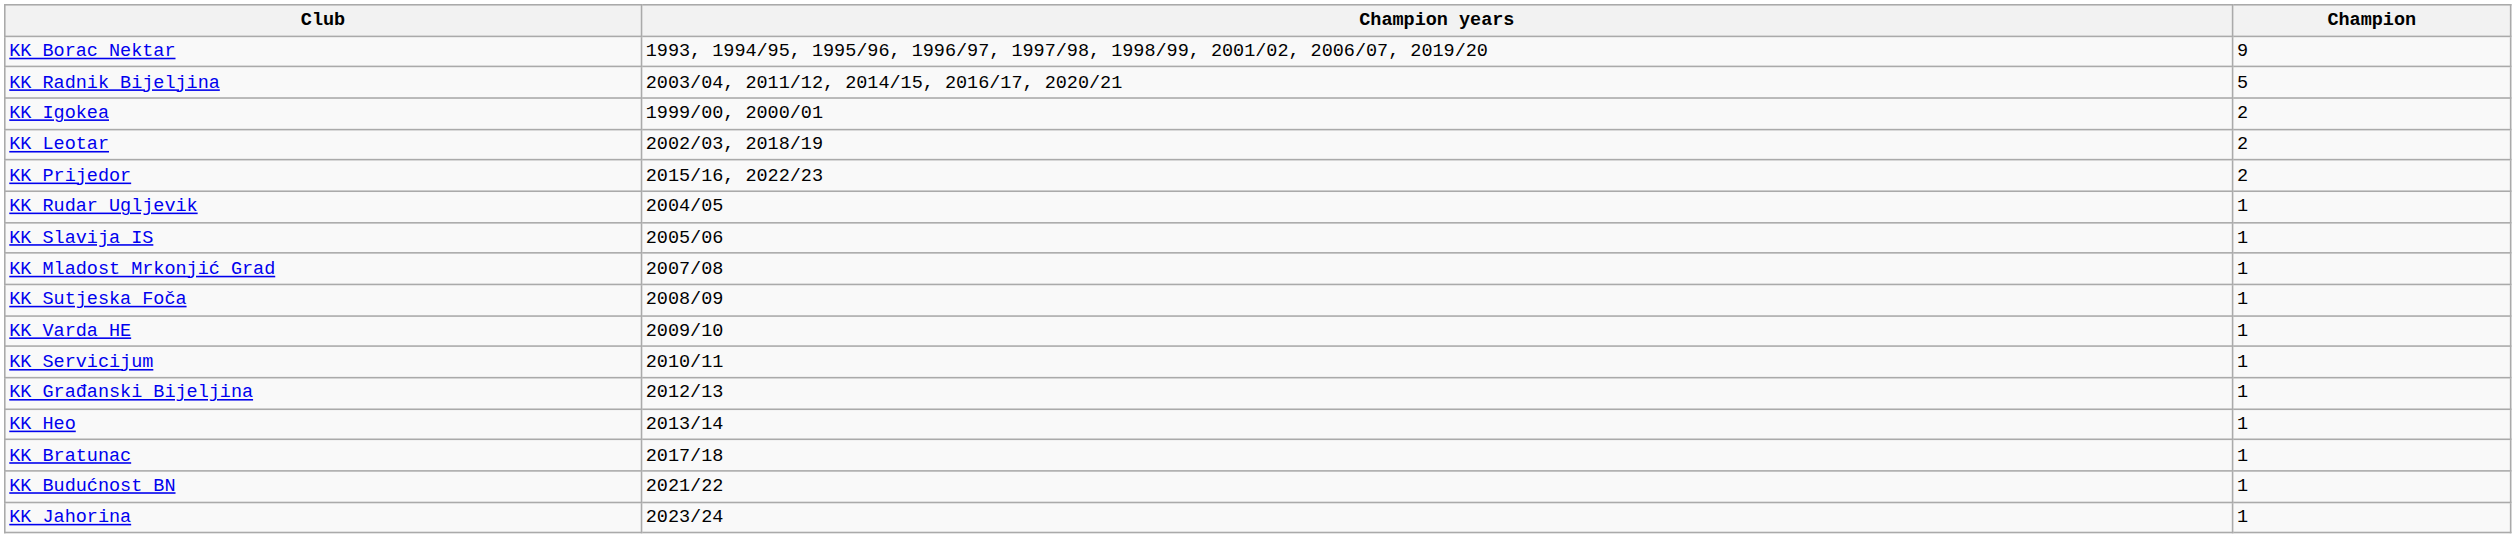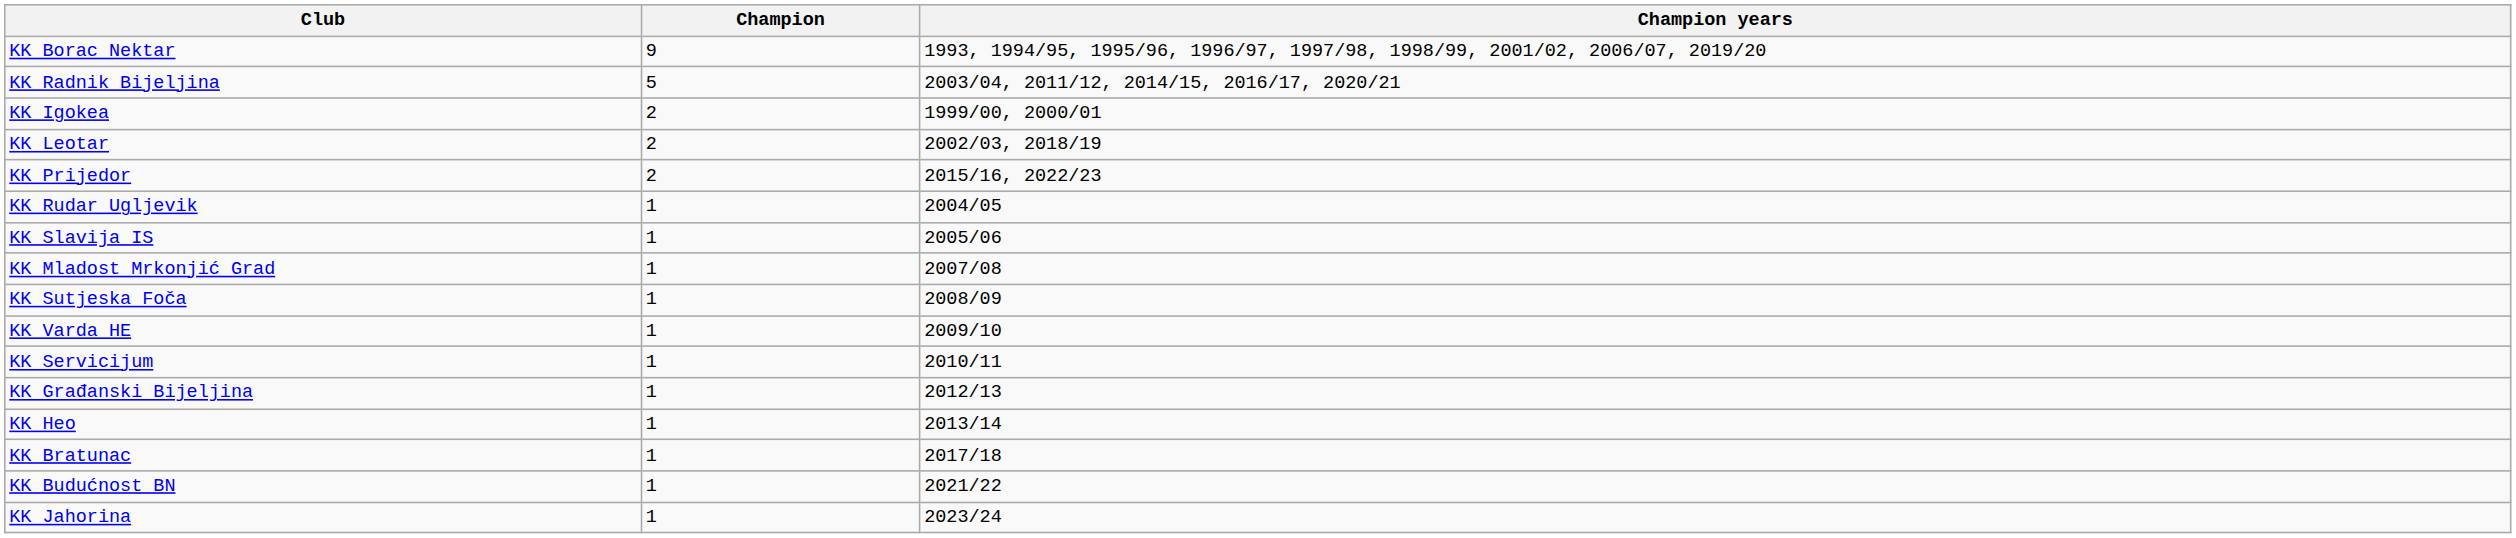columns swapped: (2372, 20) <-> (1437, 20)
